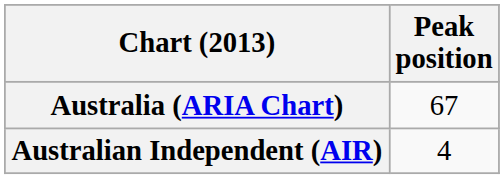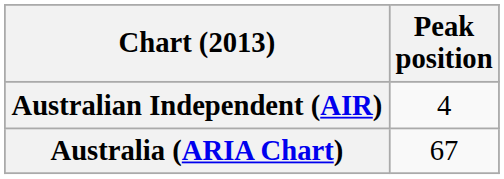rows swapped: (197, 104) <-> (197, 150)
